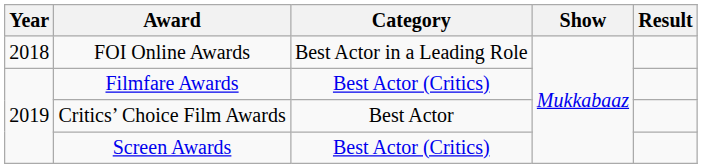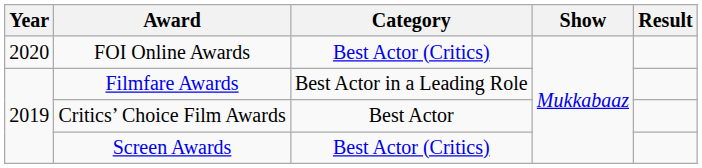(29, 52) 2018 -> (29, 52) 2020
(411, 52) Best Actor in a Leading Role -> (411, 52) Best Actor (Critics)
(411, 83) Best Actor (Critics) -> (411, 83) Best Actor in a Leading Role
